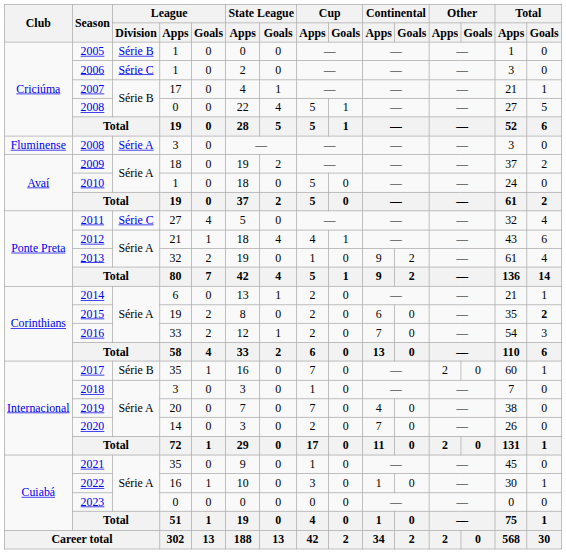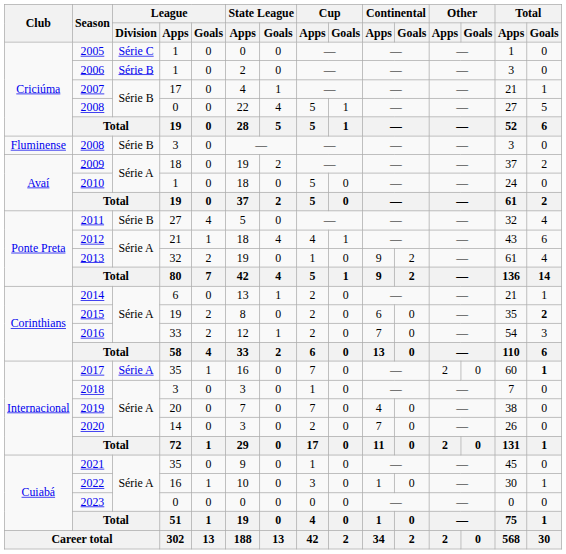(136, 51) Série B -> (136, 51) Série C
(136, 70) Série C -> (136, 70) Série B
(136, 145) Série A -> (136, 145) Série B
(136, 220) Série C -> (136, 220) Série B
(136, 370) Série B -> (136, 370) Série A
(544, 370) normal -> (544, 370) bold
